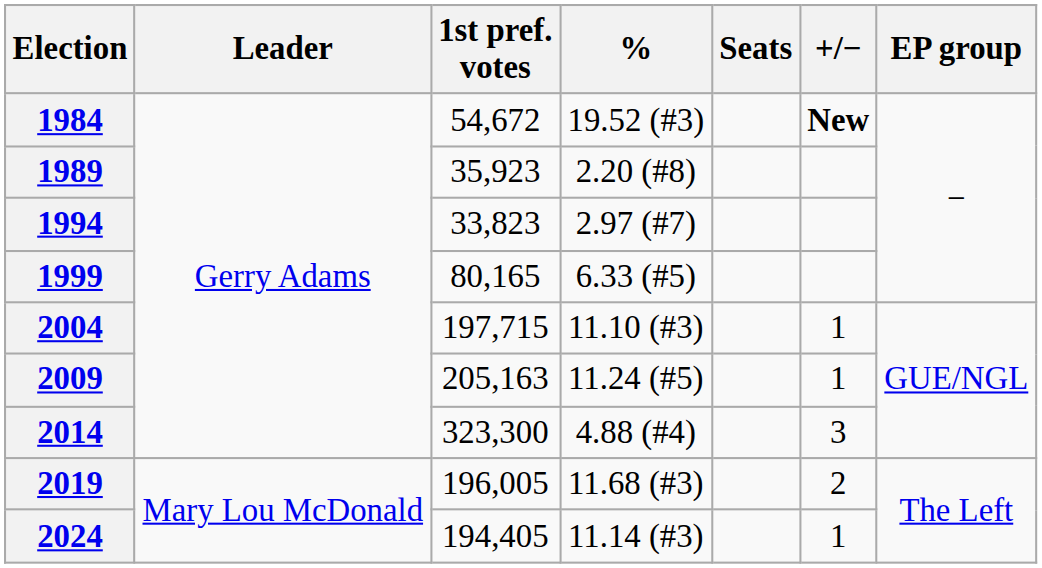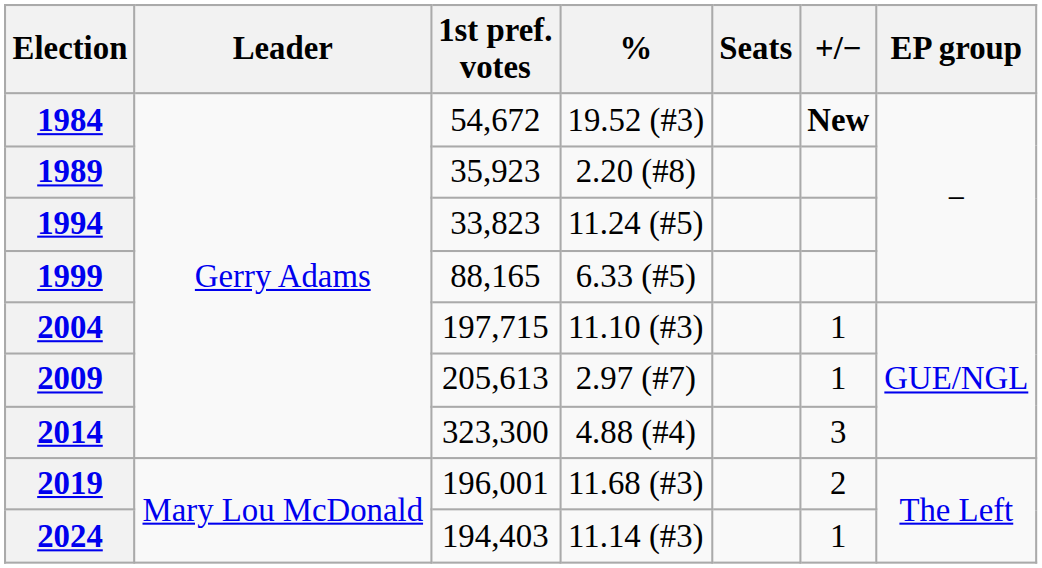(636, 223) 2.97 (#7) -> (636, 223) 11.24 (#5)
(495, 275) 80,165 -> (495, 275) 88,165
(495, 379) 205,163 -> (495, 379) 205,613
(636, 379) 11.24 (#5) -> (636, 379) 2.97 (#7)
(495, 483) 196,005 -> (495, 483) 196,001
(495, 535) 194,405 -> (495, 535) 194,403
